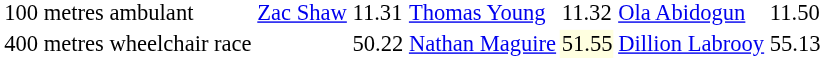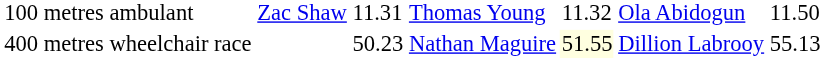(378, 43) 50.22 -> (378, 43) 50.23
